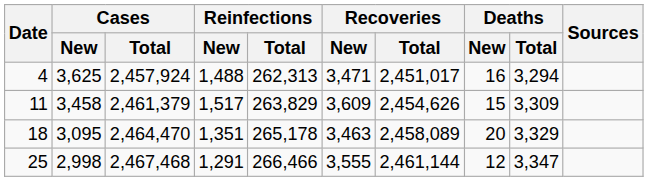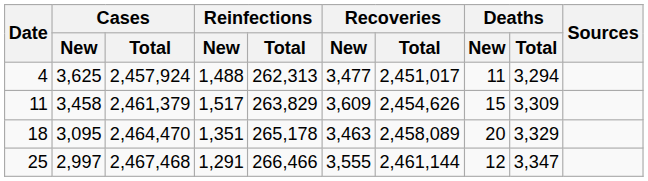(349, 76) 3,471 -> (349, 76) 3,477
(495, 76) 16 -> (496, 76) 11
(79, 162) 2,998 -> (79, 162) 2,997
